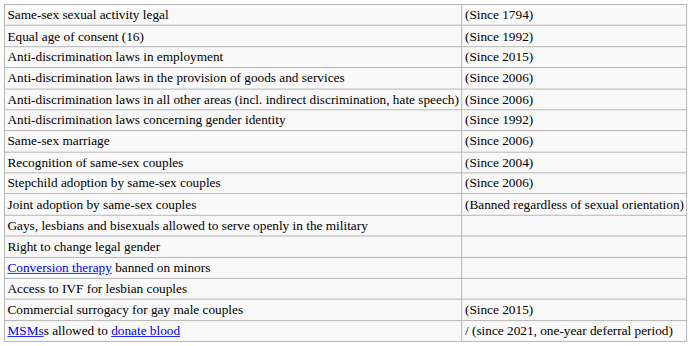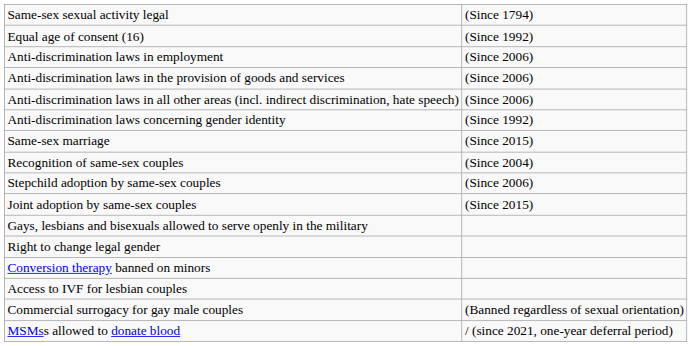(499, 57) (Since 2015) -> (499, 57) (Since 2006)
(499, 141) (Since 2006) -> (499, 141) (Since 2015)
(574, 204) (Banned regardless of sexual orientation) -> (499, 204) (Since 2015)
(499, 309) (Since 2015) -> (574, 309) (Banned regardless of sexual orientation)
